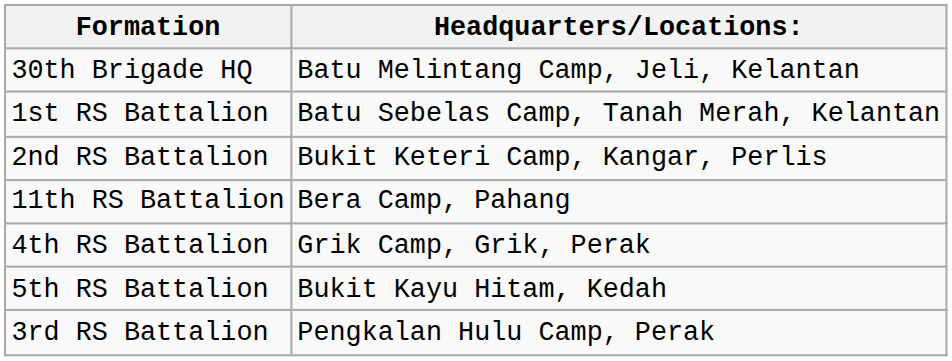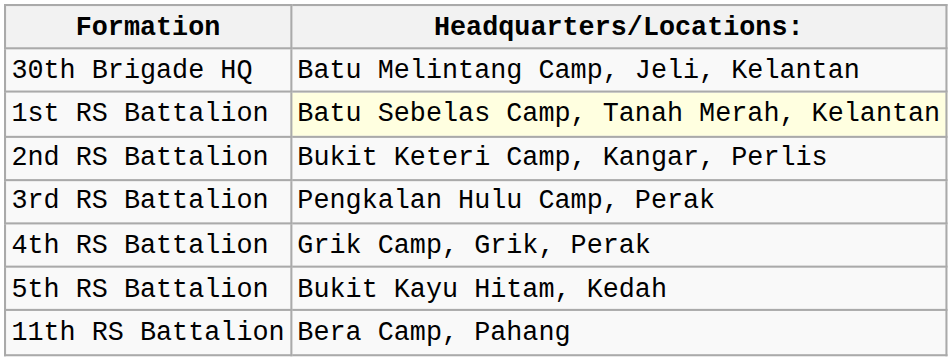(619, 114) no background -> (619, 114) lightyellow background
rows swapped: (140, 332) <-> (148, 201)
